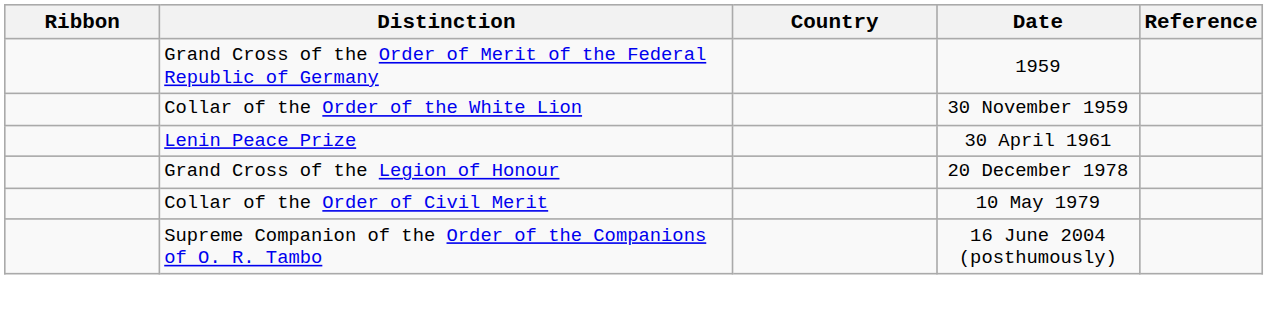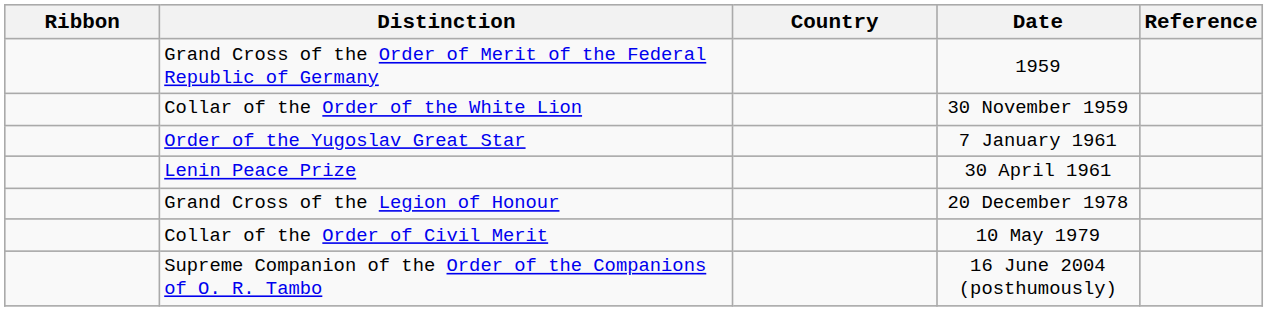+ row: (345, 141)
